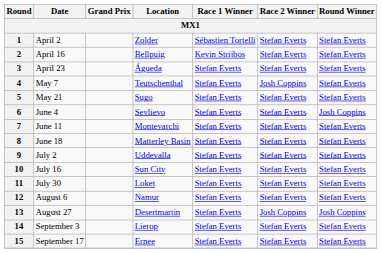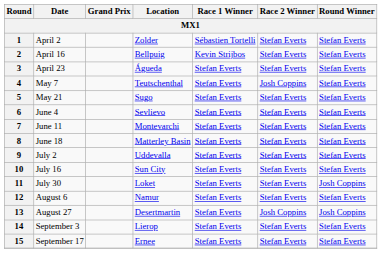(342, 111) Josh Coppins -> (342, 111) Stefan Everts
(342, 183) Stefan Everts -> (342, 183) Josh Coppins
